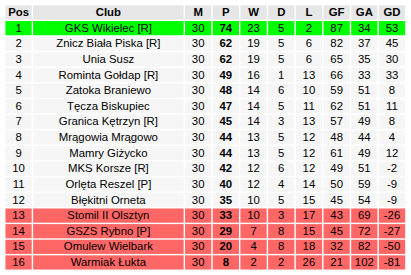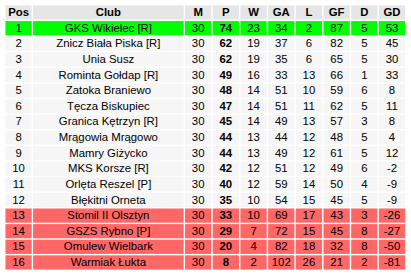columns swapped: (281, 12) <-> (364, 12)
